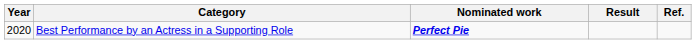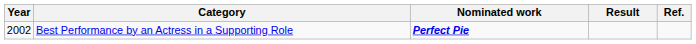(19, 30) 2020 -> (19, 30) 2002
